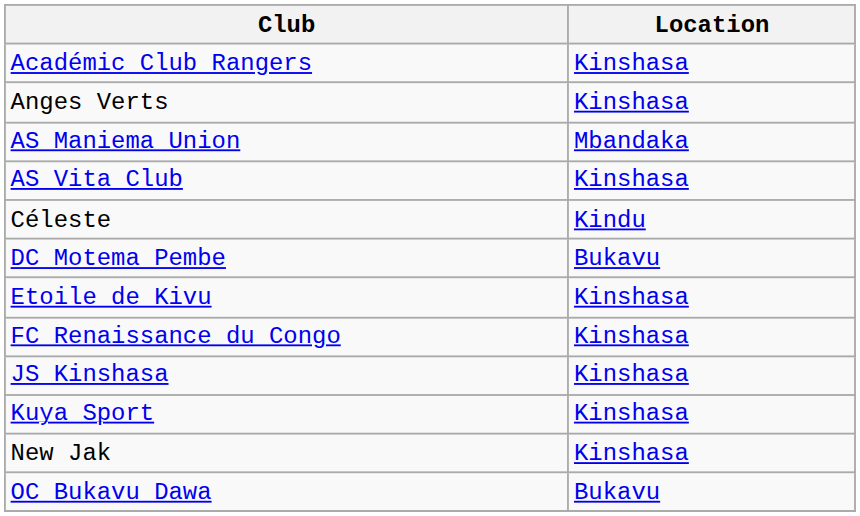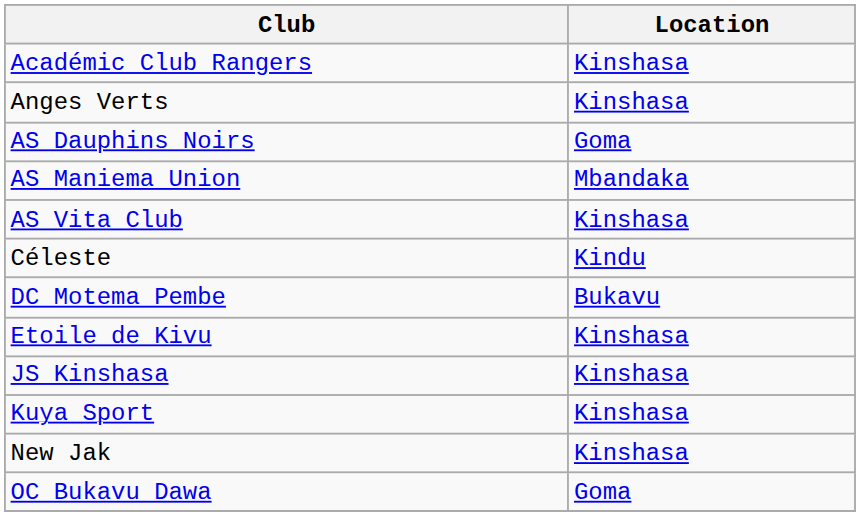+ row: (133, 141)
- row: (176, 336)
(617, 492) Bukavu -> (603, 492) Goma
